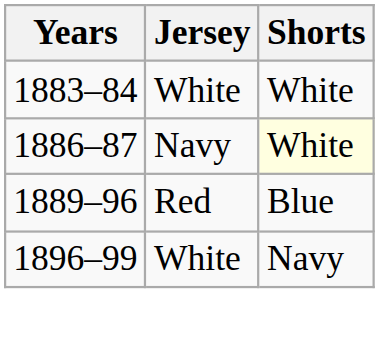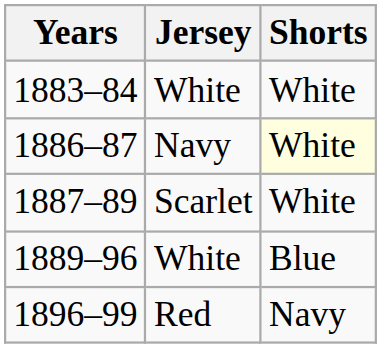+ row: (75, 201)
(183, 201) Red -> (197, 257) White
(197, 257) White -> (183, 314) Red
